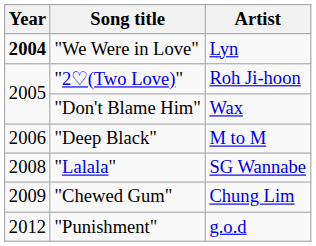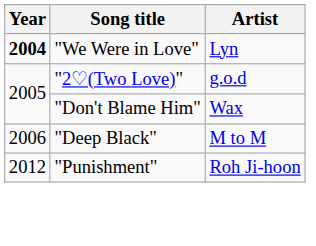(255, 78) Roh Ji-hoon -> (228, 78) g.o.d
- row: (85, 167)
- row: (113, 196)
(228, 226) g.o.d -> (255, 167) Roh Ji-hoon
